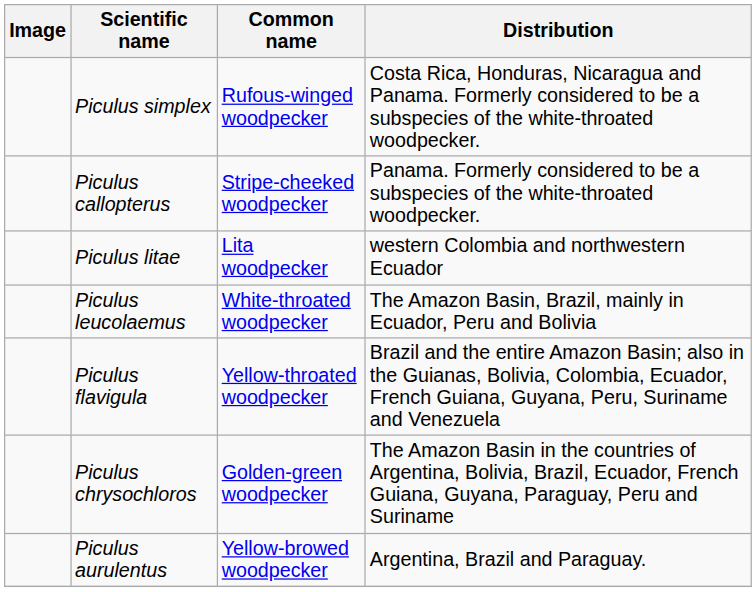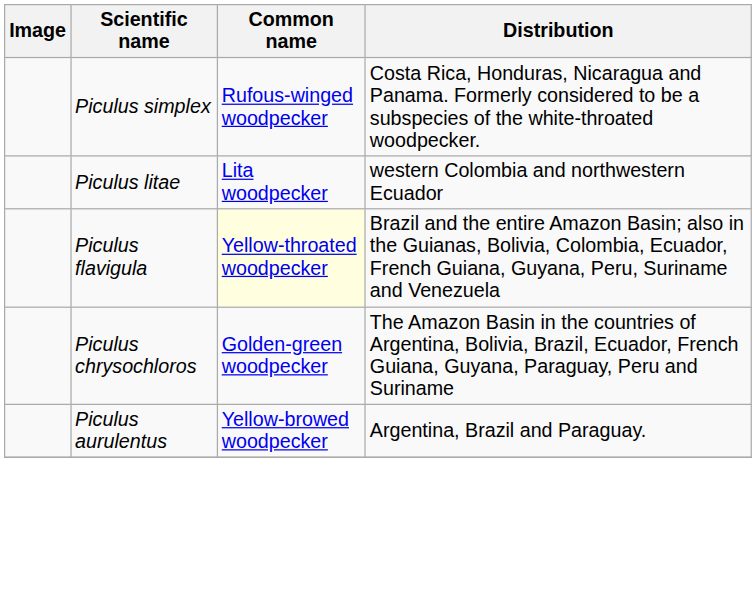- row: (123, 193)
- row: (130, 311)
(289, 386) no background -> (289, 257) lightyellow background
